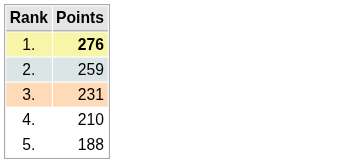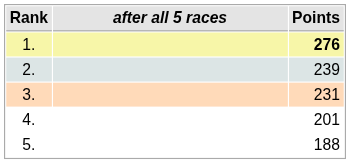+ column: (170, 18)
(91, 70) 259 -> (327, 70) 239
(91, 120) 210 -> (327, 120) 201
